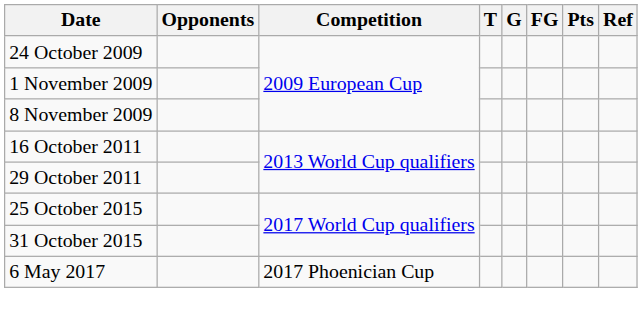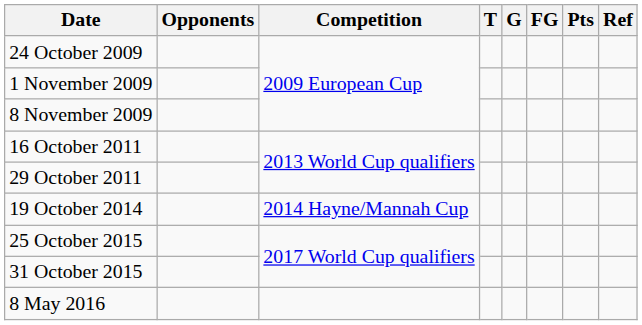+ row: (76, 209)
+ row: (57, 303)
- row: (57, 271)
